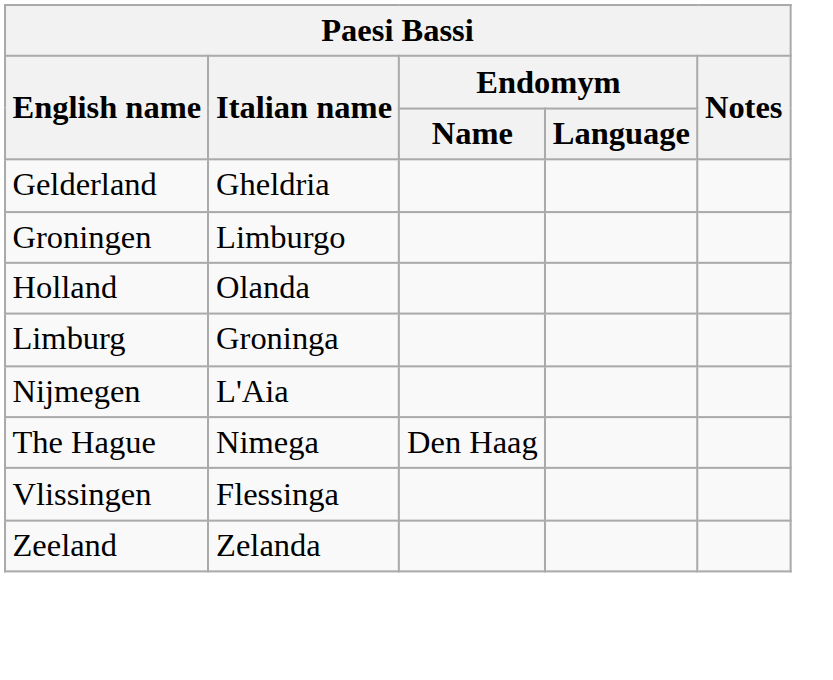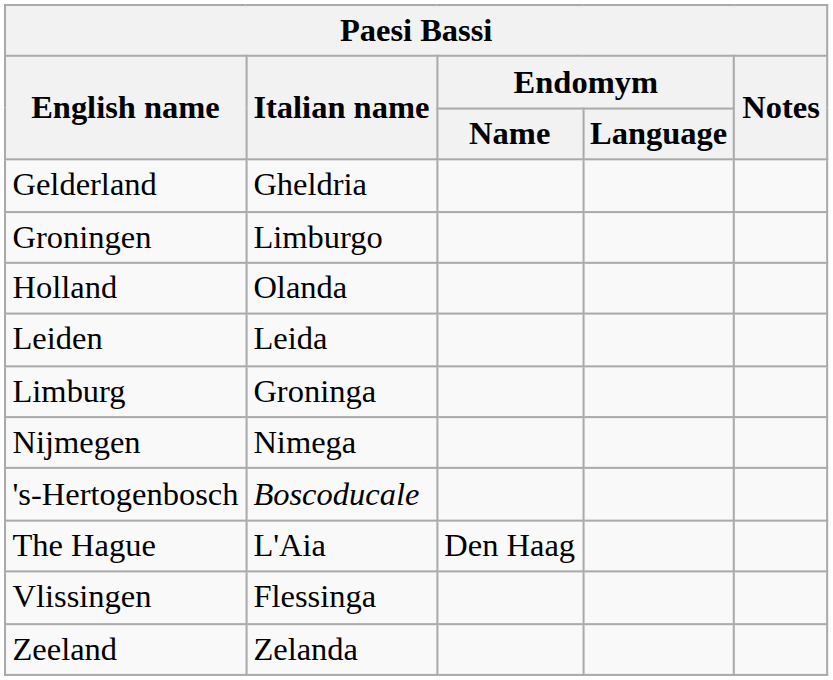+ row: (58, 339)
(252, 390) L'Aia -> (305, 442) Nimega
+ row: (125, 493)
(268, 442) Nimega -> (290, 545) L'Aia
